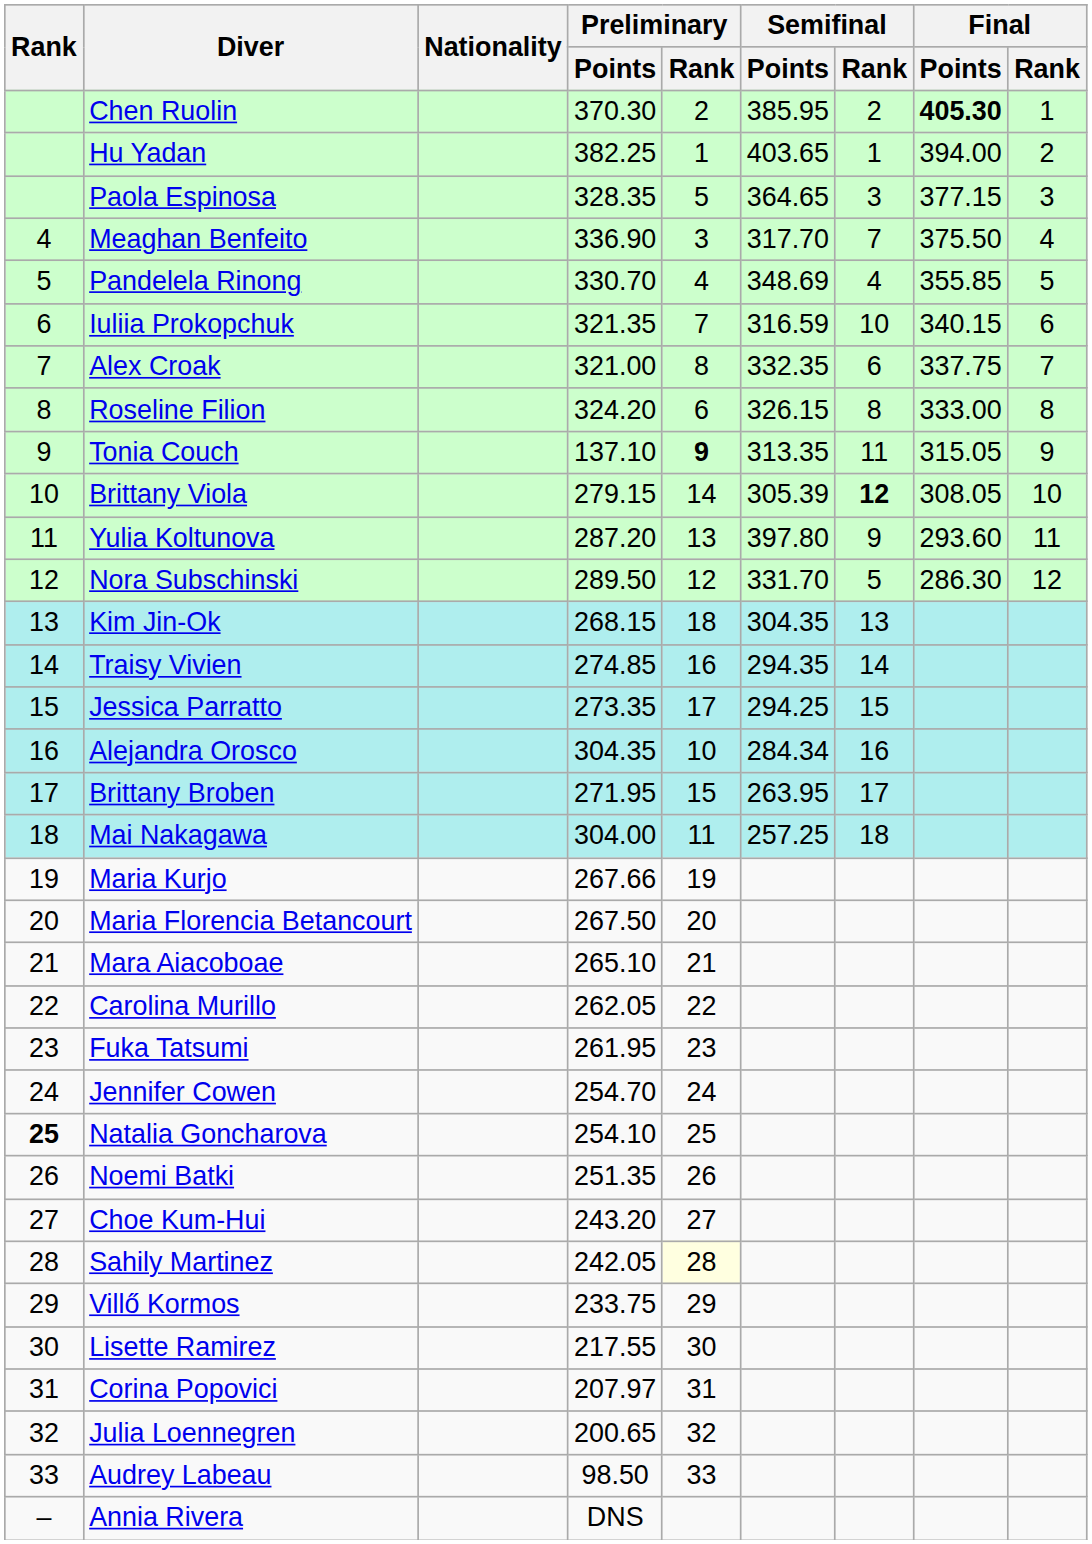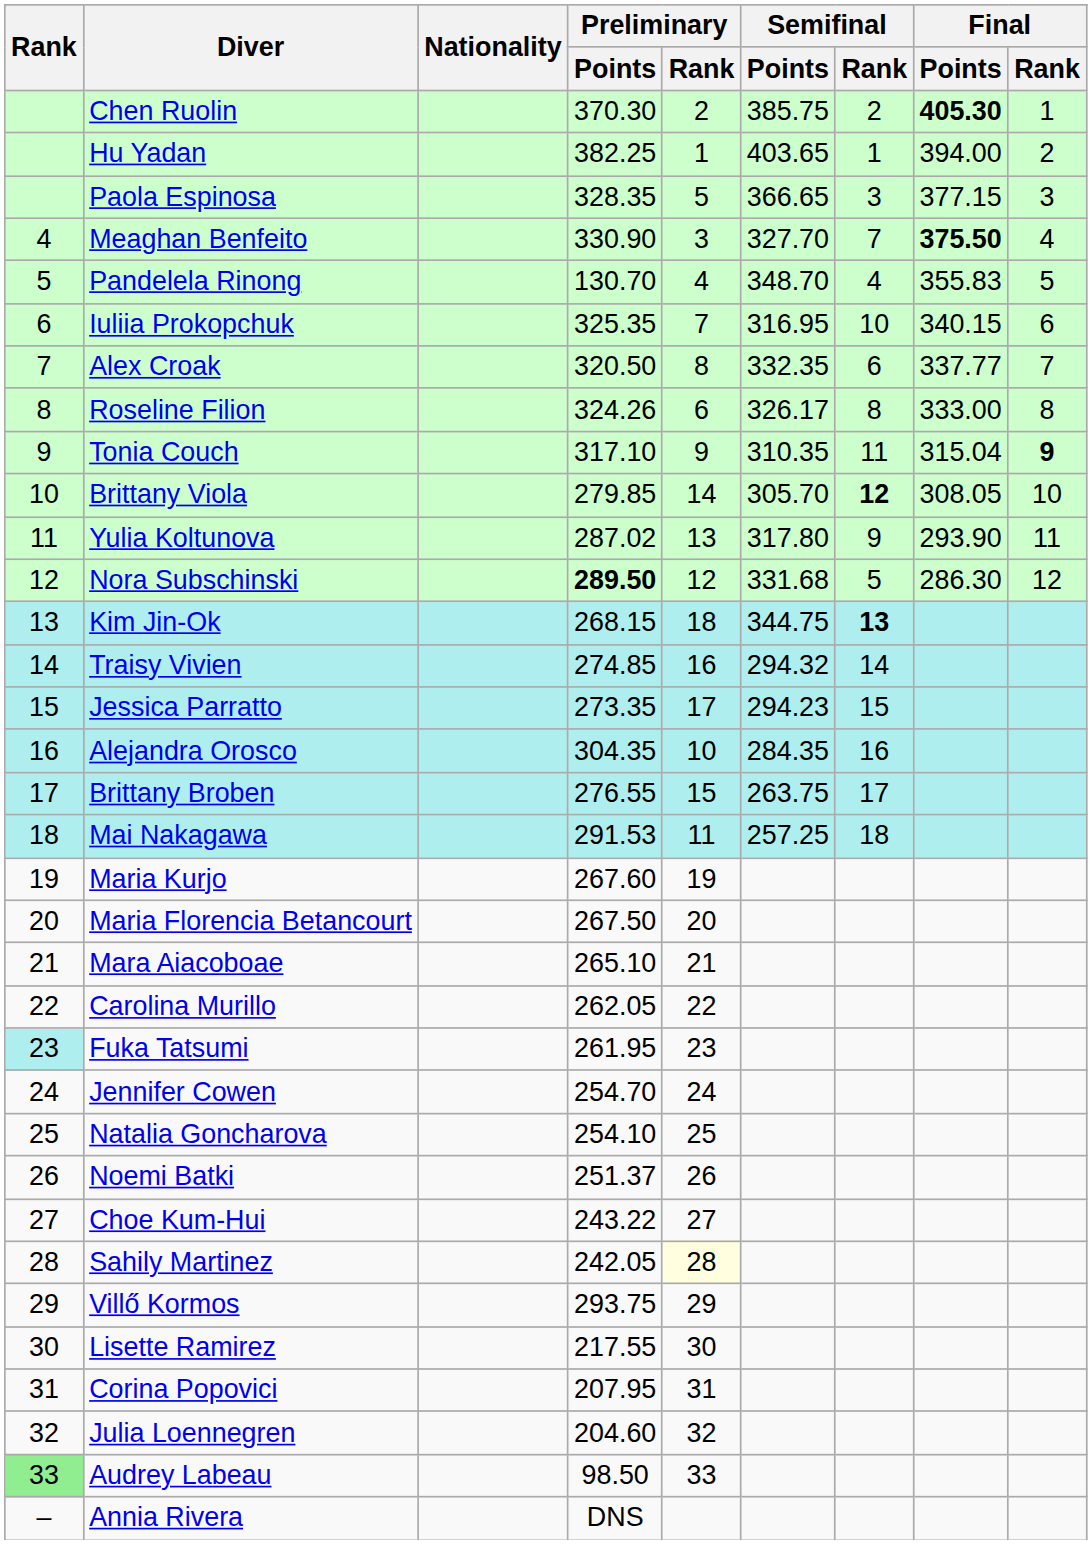(788, 111) 385.95 -> (788, 111) 385.75
(788, 196) 364.65 -> (788, 196) 366.65
(615, 238) 336.90 -> (615, 238) 330.90
(788, 238) 317.70 -> (788, 238) 327.70
(961, 238) normal -> (961, 238) bold
(615, 281) 330.70 -> (615, 281) 130.70
(788, 281) 348.69 -> (788, 281) 348.70
(961, 281) 355.85 -> (961, 281) 355.83
(615, 324) 321.35 -> (615, 324) 325.35
(788, 324) 316.59 -> (788, 324) 316.95
(615, 366) 321.00 -> (615, 366) 320.50
(961, 366) 337.75 -> (961, 366) 337.77
(615, 409) 324.20 -> (615, 409) 324.26
(788, 409) 326.15 -> (788, 409) 326.17
(615, 452) 137.10 -> (615, 452) 317.10
(702, 452) bold -> (702, 452) normal
(788, 452) 313.35 -> (788, 452) 310.35
(961, 452) 315.05 -> (961, 452) 315.04
(1047, 452) normal -> (1047, 452) bold
(615, 494) 279.15 -> (615, 494) 279.85
(788, 494) 305.39 -> (788, 494) 305.70
(615, 537) 287.20 -> (615, 537) 287.02
(788, 537) 397.80 -> (788, 537) 317.80
(961, 537) 293.60 -> (961, 537) 293.90
(615, 580) normal -> (615, 580) bold
(788, 580) 331.70 -> (788, 580) 331.68
(788, 622) 304.35 -> (788, 622) 344.75
(874, 622) normal -> (874, 622) bold
(788, 665) 294.35 -> (788, 665) 294.32
(788, 707) 294.25 -> (788, 707) 294.23
(788, 750) 284.34 -> (788, 750) 284.35
(615, 793) 271.95 -> (615, 793) 276.55
(788, 793) 263.95 -> (788, 793) 263.75
(615, 835) 304.00 -> (615, 835) 291.53
(615, 878) 267.66 -> (615, 878) 267.60
(44, 1048) no background -> (44, 1048) paleturquoise background
(44, 1134) bold -> (44, 1134) normal
(615, 1176) 251.35 -> (615, 1176) 251.37
(615, 1219) 243.20 -> (615, 1219) 243.22
(615, 1304) 233.75 -> (615, 1304) 293.75
(615, 1389) 207.97 -> (615, 1389) 207.95
(615, 1432) 200.65 -> (615, 1432) 204.60
(44, 1475) no background -> (44, 1475) lightgreen background
